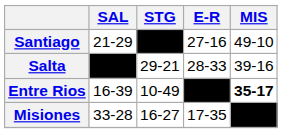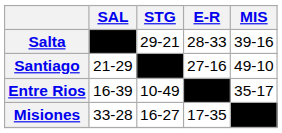rows swapped: (47, 66) <-> (47, 42)
(254, 91) bold -> (254, 91) normal
